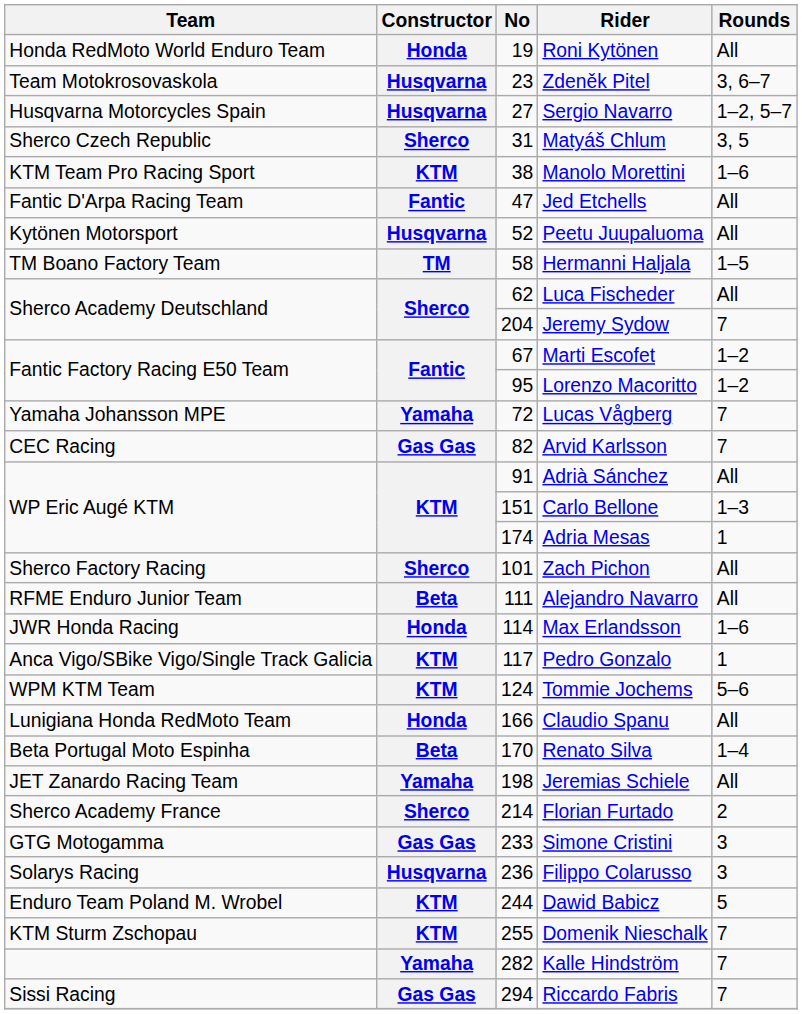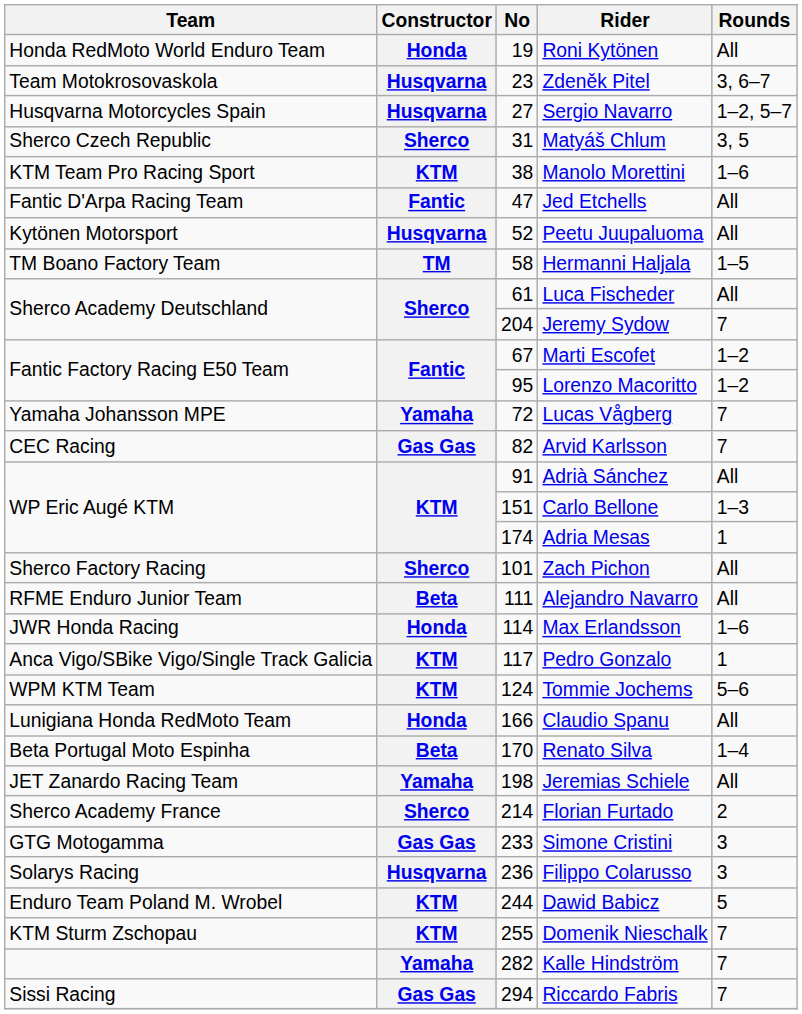(523, 293) 62 -> (523, 293) 61
